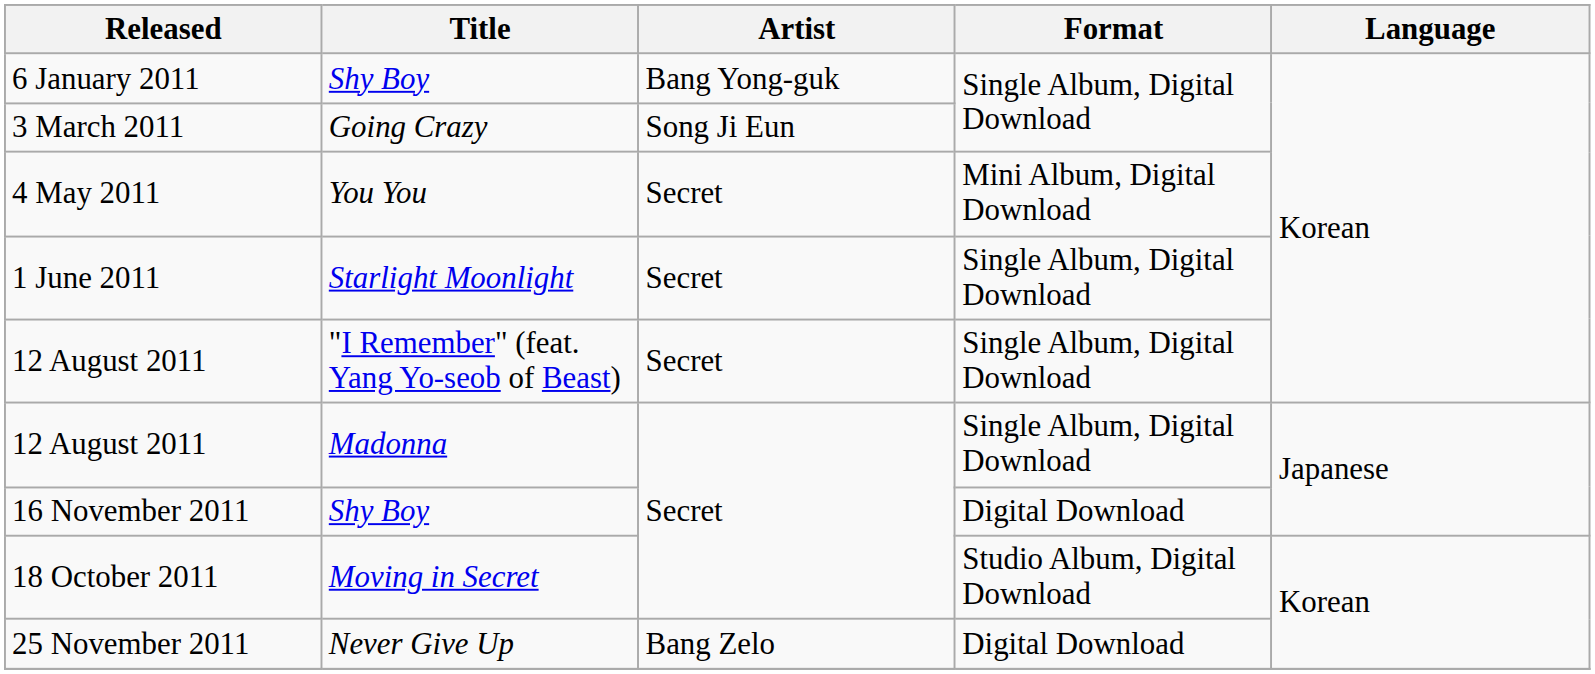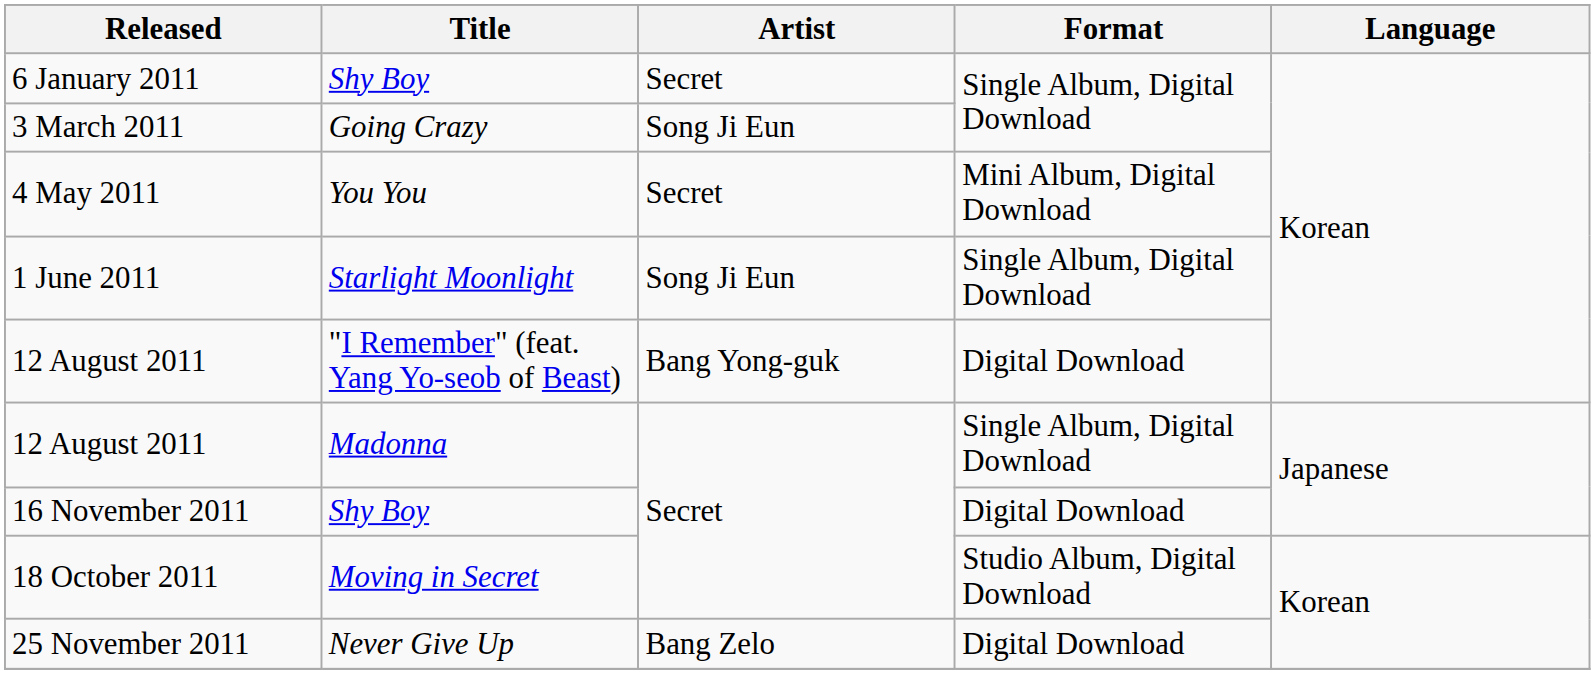(742, 77) Bang Yong-guk -> (684, 77) Secret
(684, 276) Secret -> (720, 276) Song Ji Eun
(684, 360) Secret -> (742, 360) Bang Yong-guk
(1098, 360) Single Album, Digital Download -> (1073, 360) Digital Download
